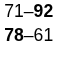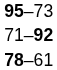+ row: (29, 11)
